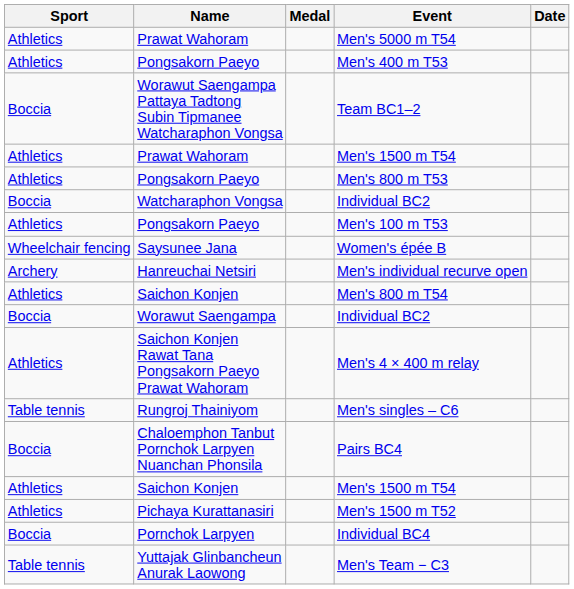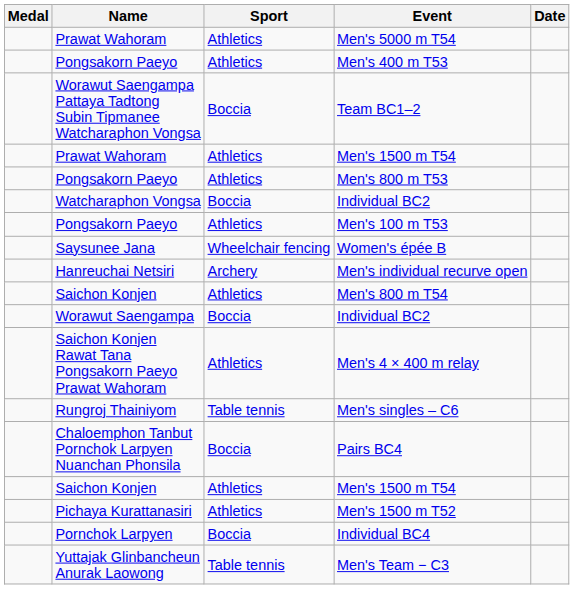columns swapped: (310, 16) <-> (69, 16)
